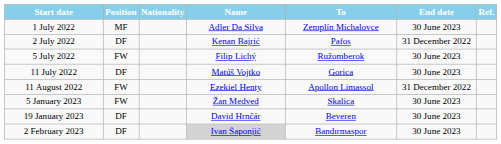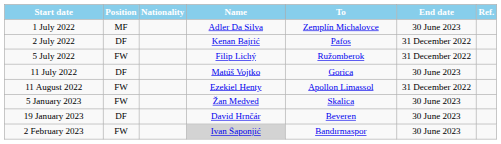(436, 57) 30 June 2023 -> (436, 57) 31 December 2022
(121, 132) DF -> (121, 132) FW
